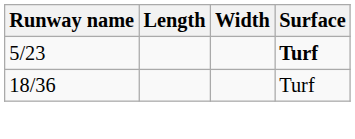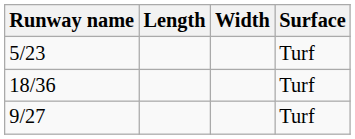(299, 52) bold -> (297, 52) normal
+ row: (27, 117)
